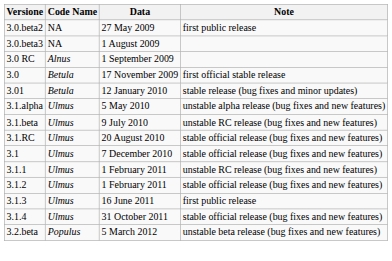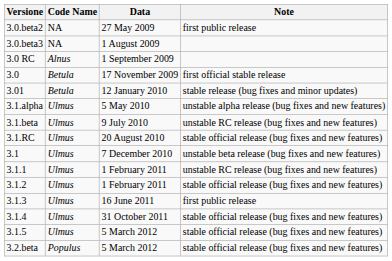(283, 153) stable official release (bug fixes and new features) -> (282, 153) unstable beta release (bug fixes and new features)
+ row: (17, 232)
(282, 232) unstable beta release (bug fixes and new features) -> (283, 248) stable official release (bug fixes and new features)
